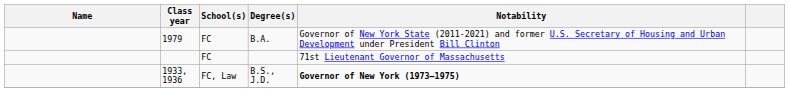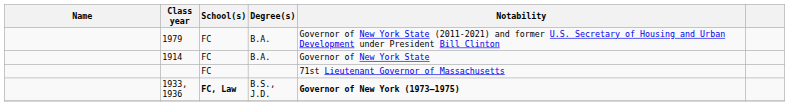+ row: (172, 57)
(219, 76) normal -> (219, 89) bold
